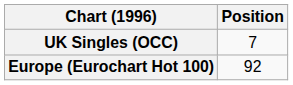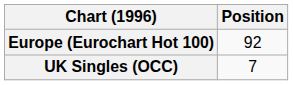rows swapped: (111, 67) <-> (111, 42)
